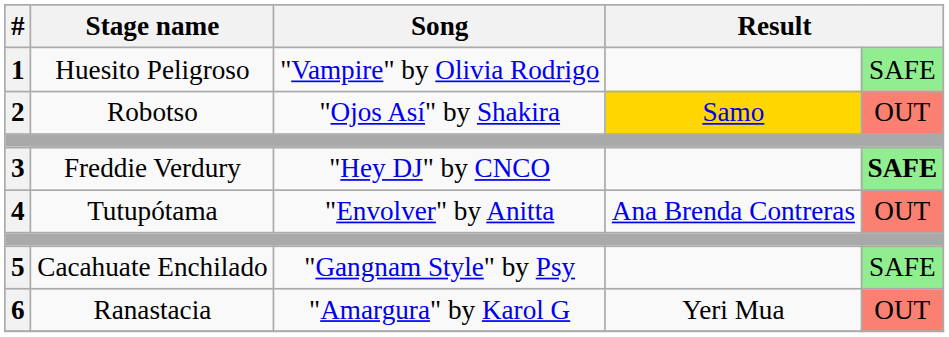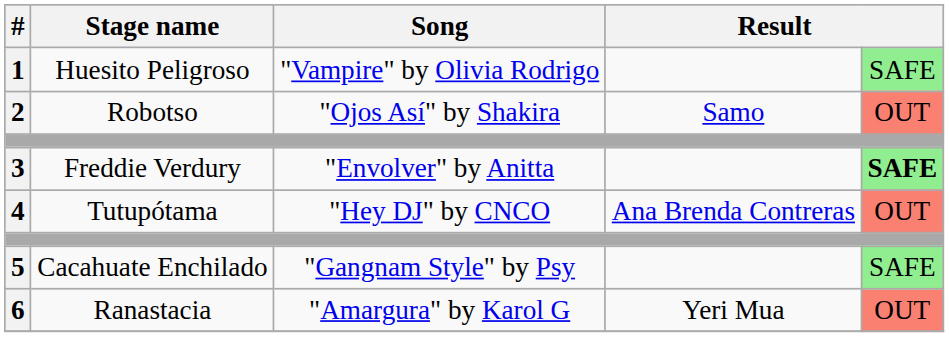(733, 112) gold background -> (733, 112) no background
(440, 168) "Hey DJ" by CNCO -> (440, 168) "Envolver" by Anitta
(440, 211) "Envolver" by Anitta -> (440, 211) "Hey DJ" by CNCO
